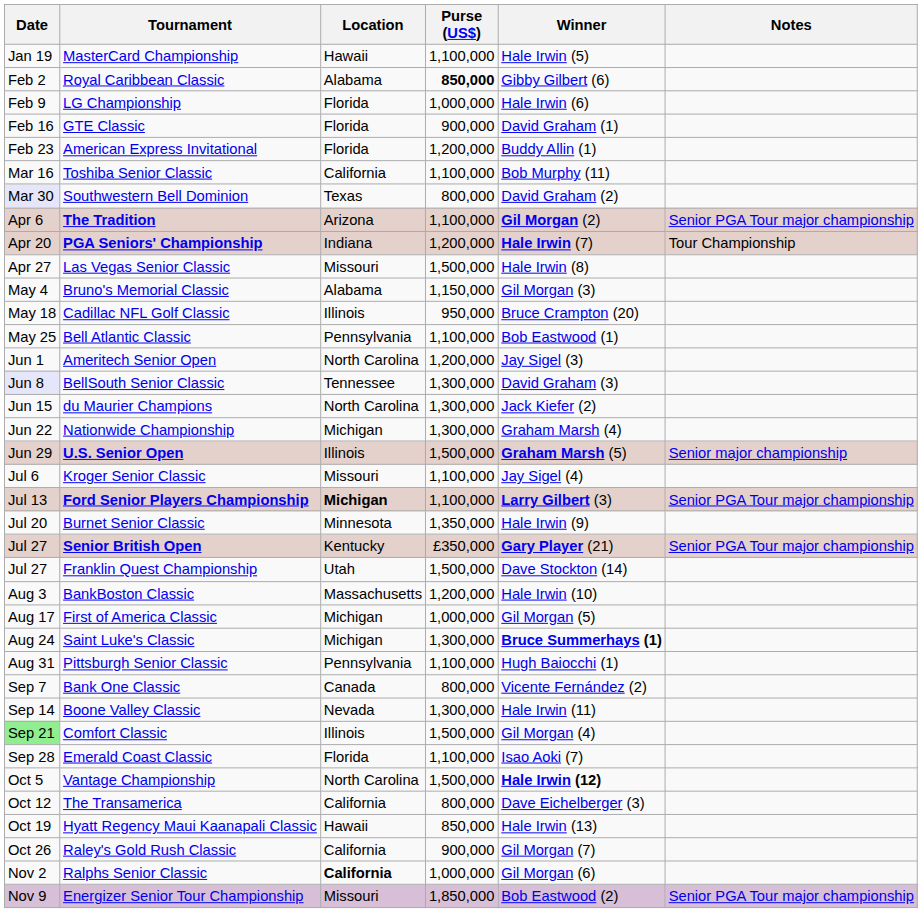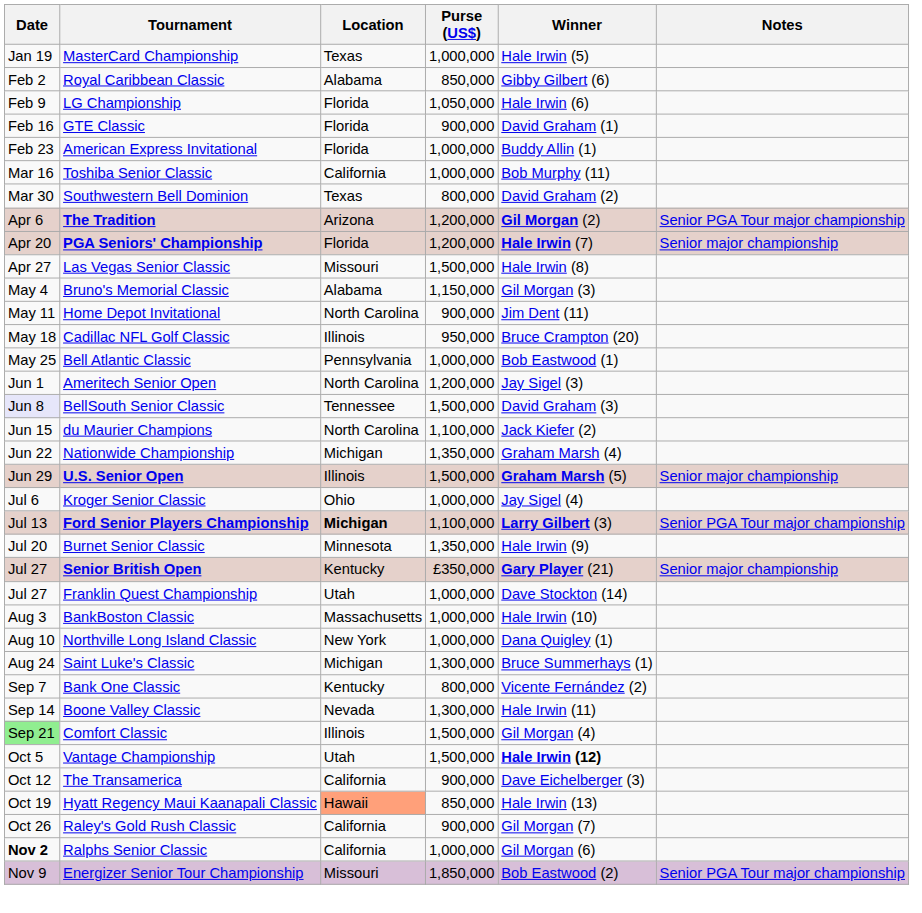(346, 56) Hawaii -> (343, 56) Texas
(462, 56) 1,100,000 -> (462, 56) 1,000,000
(468, 80) bold -> (468, 80) normal
(462, 103) 1,000,000 -> (462, 103) 1,050,000
(462, 150) 1,200,000 -> (462, 150) 1,000,000
(462, 173) 1,100,000 -> (462, 173) 1,000,000
(31, 196) lavender background -> (31, 196) no background
(462, 220) 1,100,000 -> (462, 220) 1,200,000
(348, 243) Indiana -> (346, 243) Florida
(732, 243) Tour Championship -> (749, 243) Senior major championship
+ row: (142, 313)
(462, 336) 1,100,000 -> (462, 360) 1,000,000
(462, 383) 1,300,000 -> (462, 406) 1,500,000
(462, 406) 1,300,000 -> (462, 430) 1,100,000
(462, 430) 1,300,000 -> (462, 453) 1,350,000
(351, 476) Missouri -> (339, 500) Ohio
(462, 476) 1,100,000 -> (462, 500) 1,000,000
(791, 546) Senior PGA Tour major championship -> (749, 570) Senior major championship
(462, 570) 1,500,000 -> (462, 593) 1,000,000
(462, 593) 1,200,000 -> (462, 616) 1,000,000
+ row: (160, 640)
- row: (140, 616)
(582, 640) bold -> (577, 663) normal
- row: (145, 663)
(350, 686) Canada -> (354, 686) Kentucky
- row: (138, 756)
(371, 780) North Carolina -> (339, 756) Utah
(468, 803) 800,000 -> (468, 780) 900,000
(346, 826) no background -> (346, 803) lightsalmon background
(27, 873) normal -> (28, 850) bold
(358, 873) bold -> (355, 850) normal
